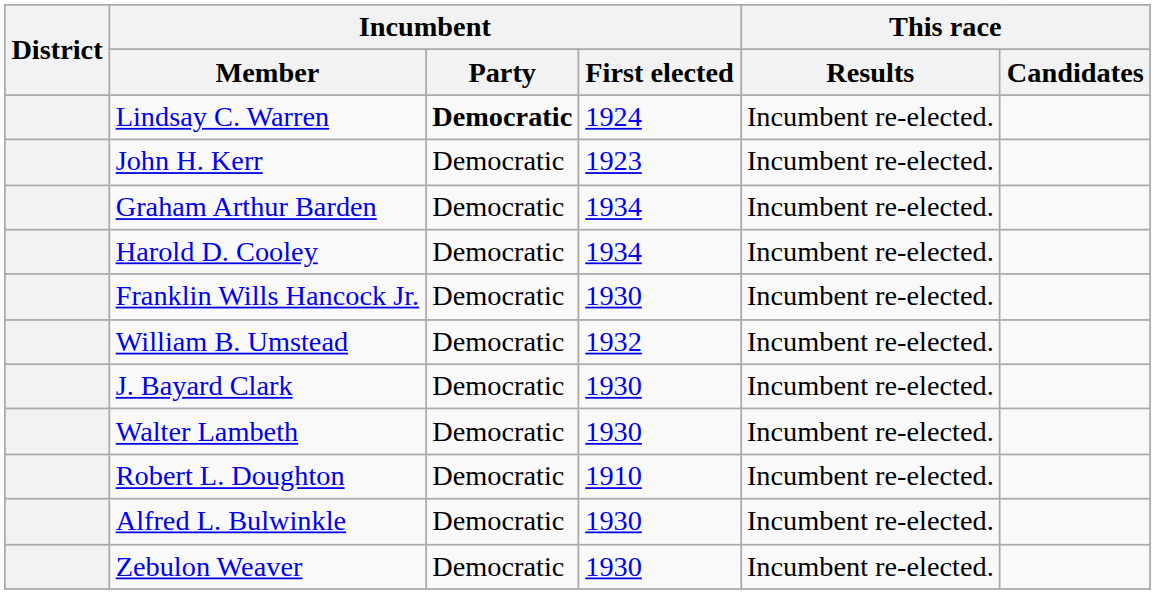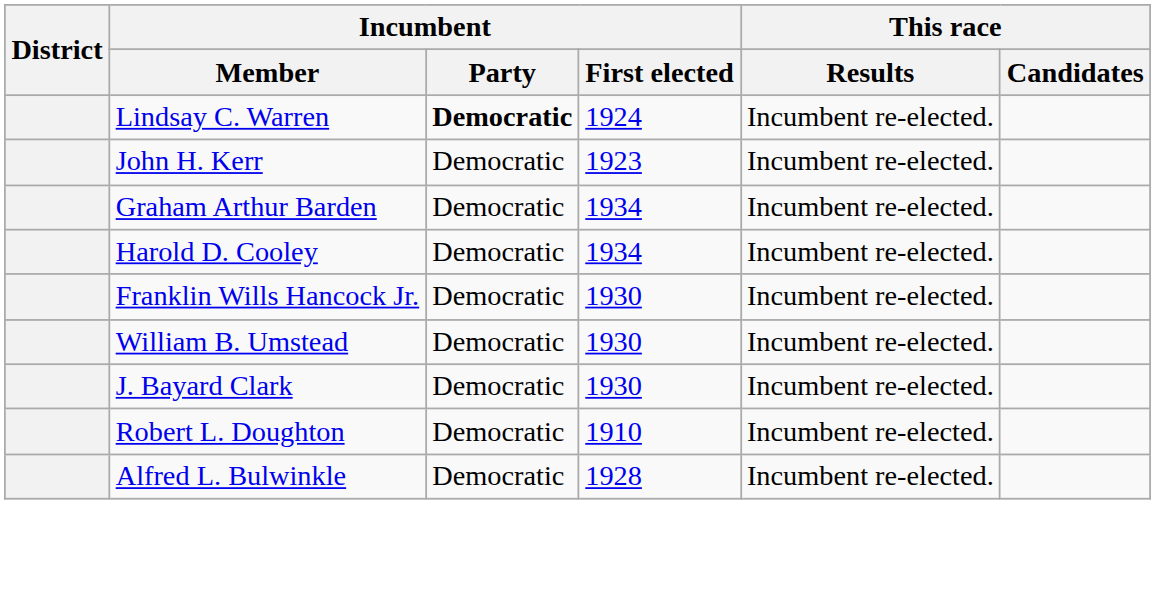(614, 341) 1932 -> (614, 341) 1930
- row: (207, 431)
(614, 521) 1930 -> (614, 476) 1928
- row: (209, 565)
